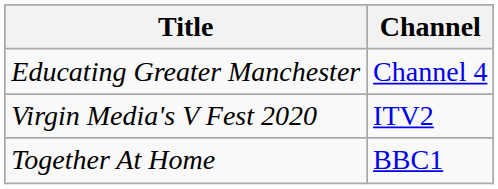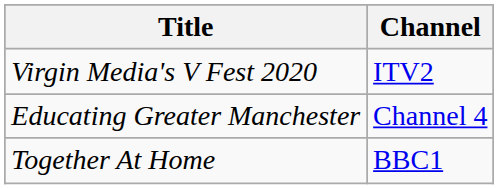rows swapped: (186, 71) <-> (164, 115)
